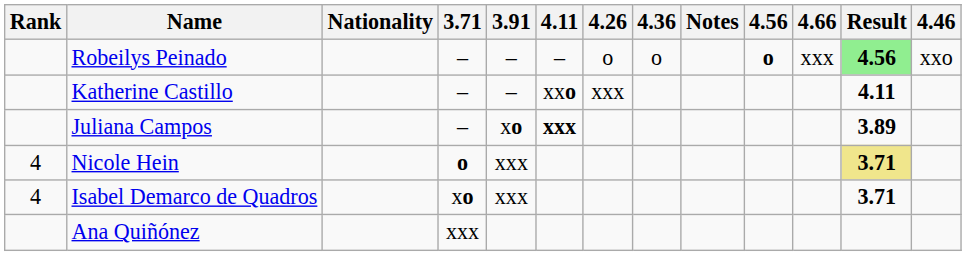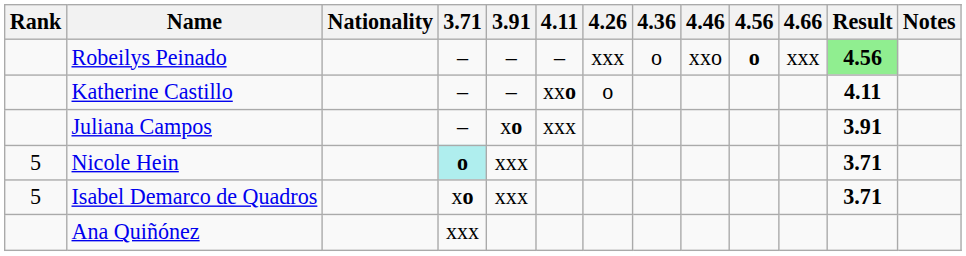columns swapped: (936, 22) <-> (712, 22)
(608, 57) o -> (608, 57) xxx
(608, 92) xxx -> (608, 92) o
(560, 127) bold -> (560, 127) normal
(877, 127) 3.89 -> (863, 127) 3.91
(36, 162) 4 -> (36, 162) 5
(463, 162) no background -> (463, 162) paleturquoise background
(877, 162) khaki background -> (863, 162) no background
(36, 197) 4 -> (36, 197) 5
